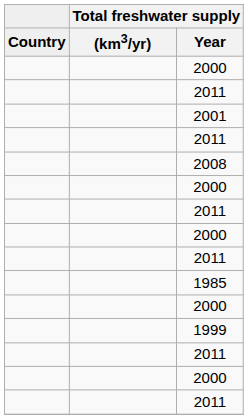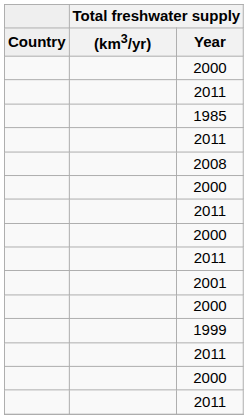rows swapped: (37, 283) <-> (37, 116)
